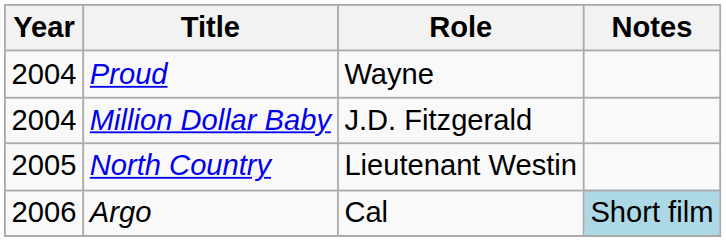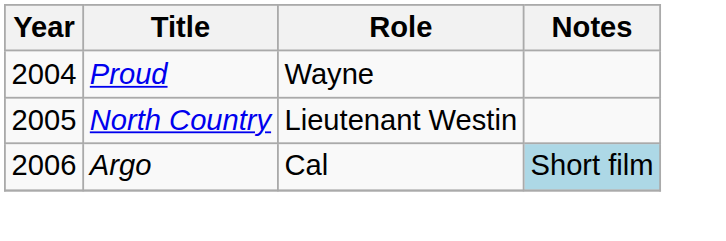- row: (210, 119)
